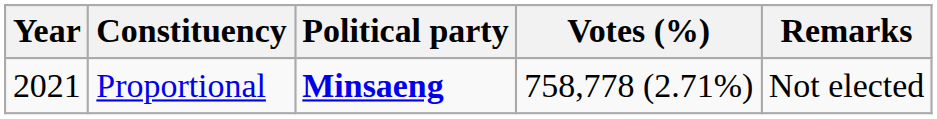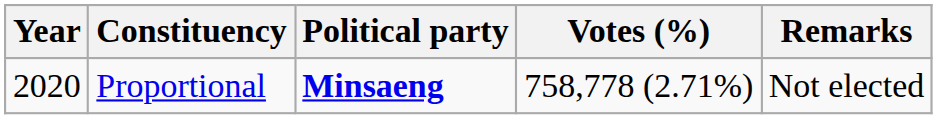(47, 85) 2021 -> (47, 85) 2020
